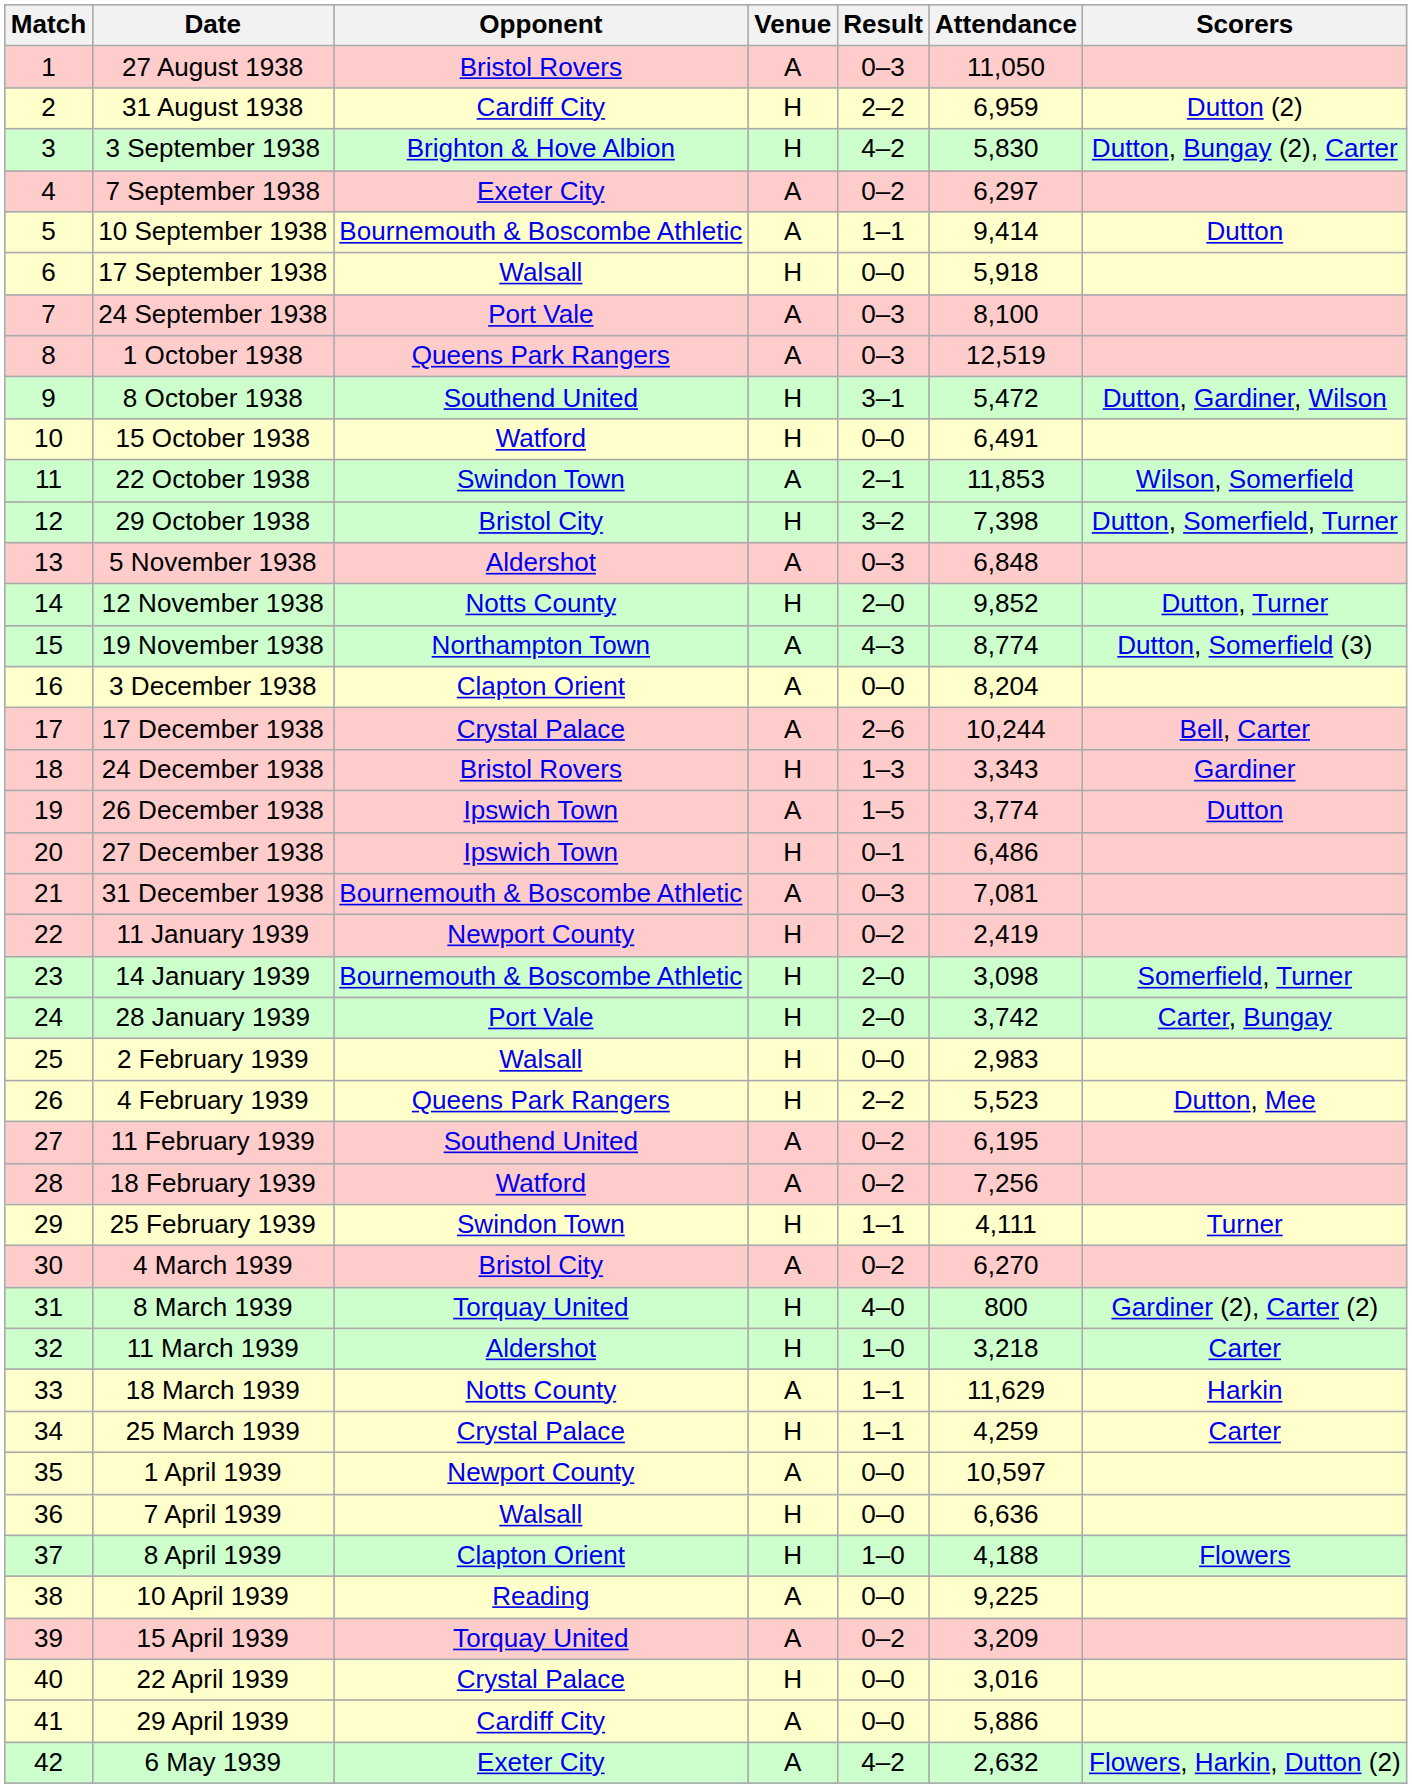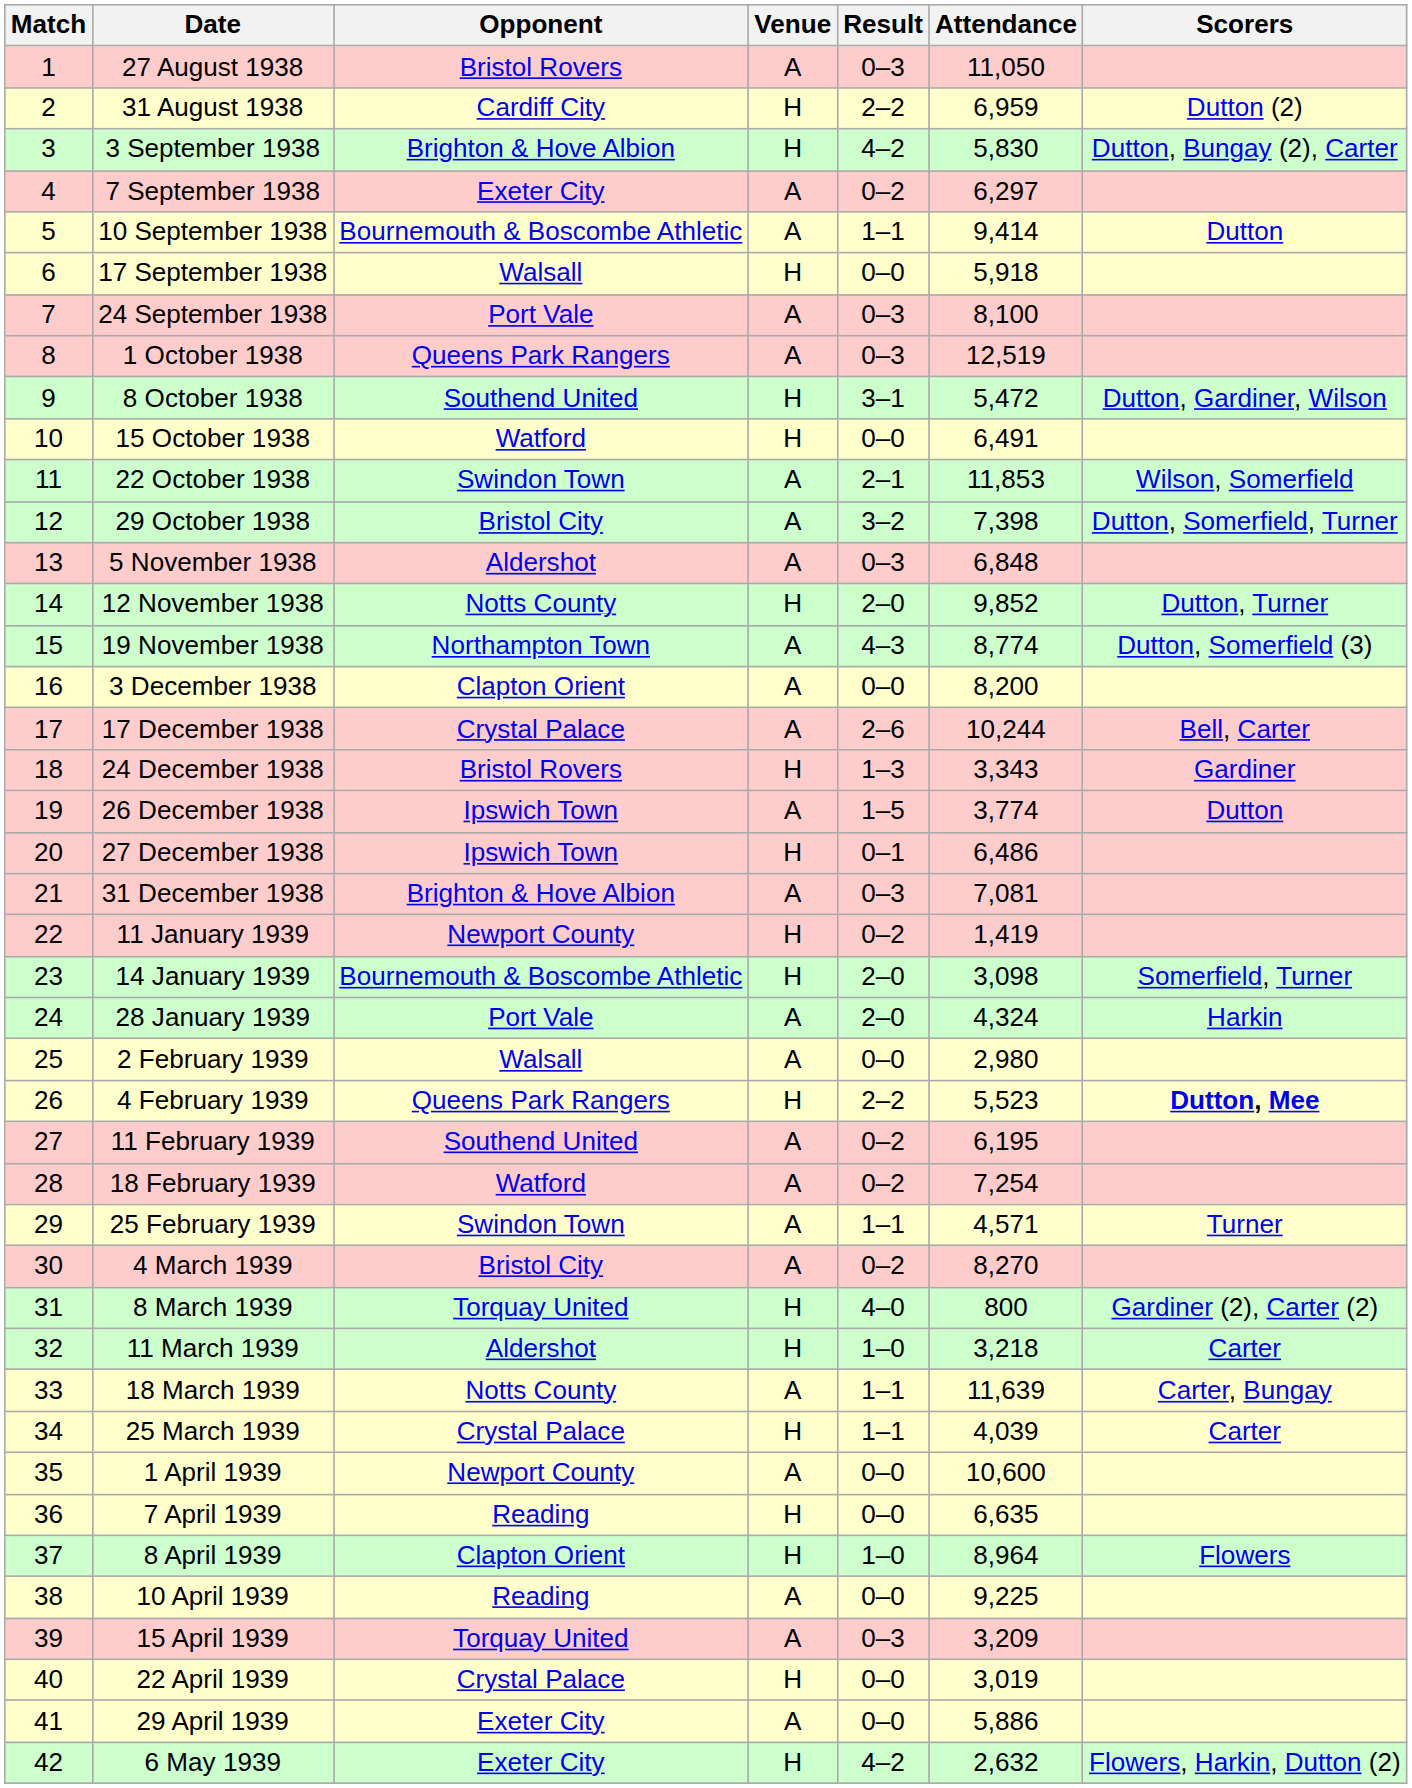(793, 521) H -> (793, 521) A
(1006, 686) 8,204 -> (1006, 686) 8,200
(541, 893) Bournemouth & Boscombe Athletic -> (541, 893) Brighton & Hove Albion
(1006, 935) 2,419 -> (1006, 935) 1,419
(793, 1017) H -> (793, 1017) A
(1006, 1017) 3,742 -> (1006, 1017) 4,324
(1245, 1017) Carter, Bungay -> (1245, 1017) Harkin
(793, 1059) H -> (793, 1059) A
(1006, 1059) 2,983 -> (1006, 1059) 2,980
(1245, 1100) normal -> (1245, 1100) bold
(1006, 1183) 7,256 -> (1006, 1183) 7,254
(793, 1224) H -> (793, 1224) A
(1006, 1224) 4,111 -> (1006, 1224) 4,571
(1006, 1266) 6,270 -> (1006, 1266) 8,270
(1006, 1390) 11,629 -> (1006, 1390) 11,639
(1245, 1390) Harkin -> (1245, 1390) Carter, Bungay
(1006, 1431) 4,259 -> (1006, 1431) 4,039
(1006, 1472) 10,597 -> (1006, 1472) 10,600
(541, 1514) Walsall -> (541, 1514) Reading
(1006, 1514) 6,636 -> (1006, 1514) 6,635
(1006, 1555) 4,188 -> (1006, 1555) 8,964
(883, 1638) 0–2 -> (883, 1638) 0–3
(1006, 1679) 3,016 -> (1006, 1679) 3,019
(541, 1720) Cardiff City -> (541, 1720) Exeter City
(793, 1762) A -> (793, 1762) H
